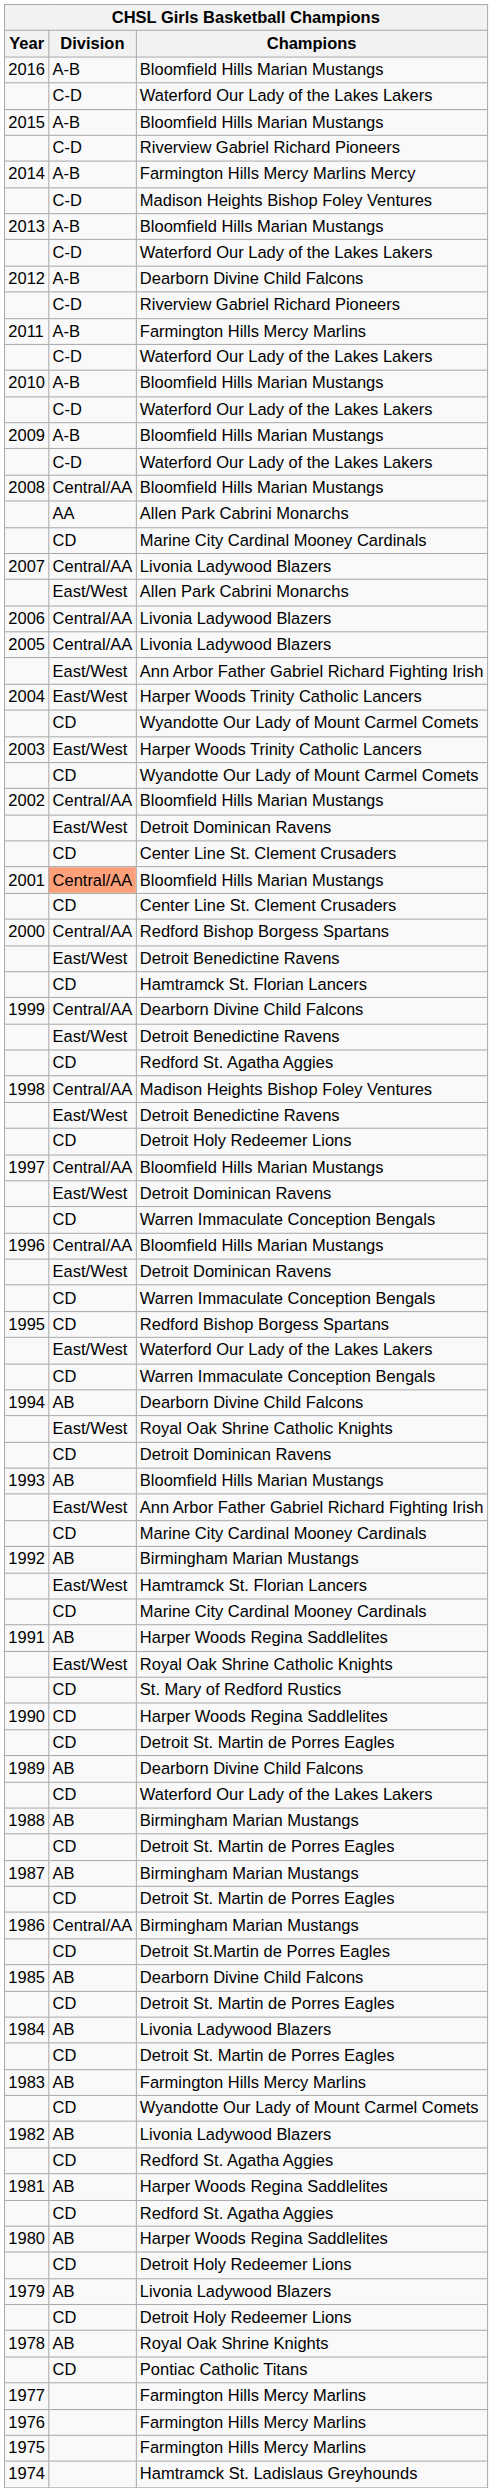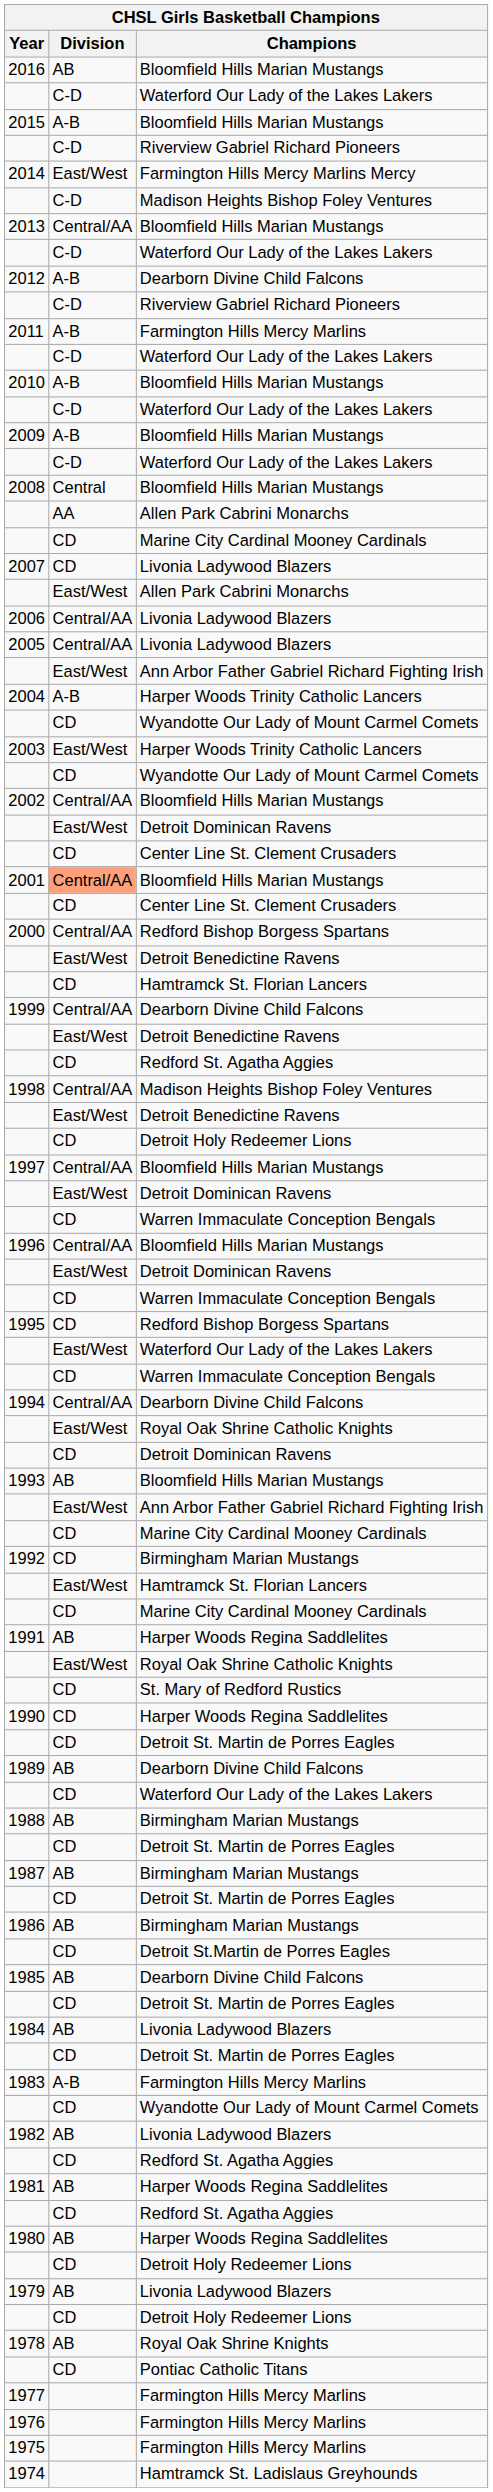(66, 69) A-B -> (64, 69) AB
(66, 174) A-B -> (90, 174) East/West
(66, 226) A-B -> (92, 226) Central/AA
(92, 488) Central/AA -> (79, 488) Central
(92, 566) Central/AA -> (64, 566) CD
(90, 697) East/West -> (66, 697) A-B
(64, 1402) AB -> (92, 1402) Central/AA
(64, 1559) AB -> (64, 1559) CD
(92, 1925) Central/AA -> (64, 1925) AB
(64, 2082) AB -> (66, 2082) A-B
